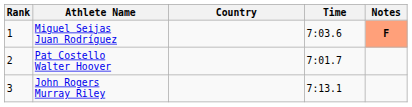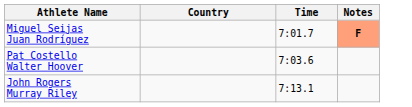- column: (18, 12)
(324, 34) 7:03.6 -> (296, 34) 7:01.7
(324, 61) 7:01.7 -> (296, 61) 7:03.6
